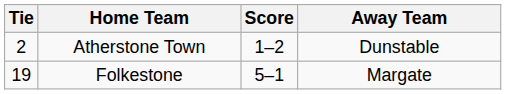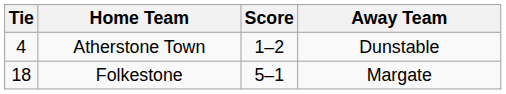(21, 46) 2 -> (21, 46) 4
(21, 74) 19 -> (21, 74) 18
